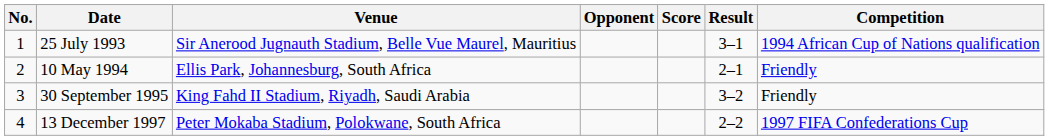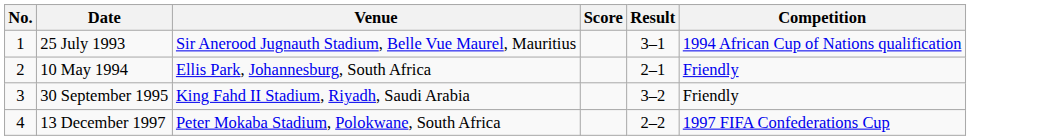- column: (619, 17)
